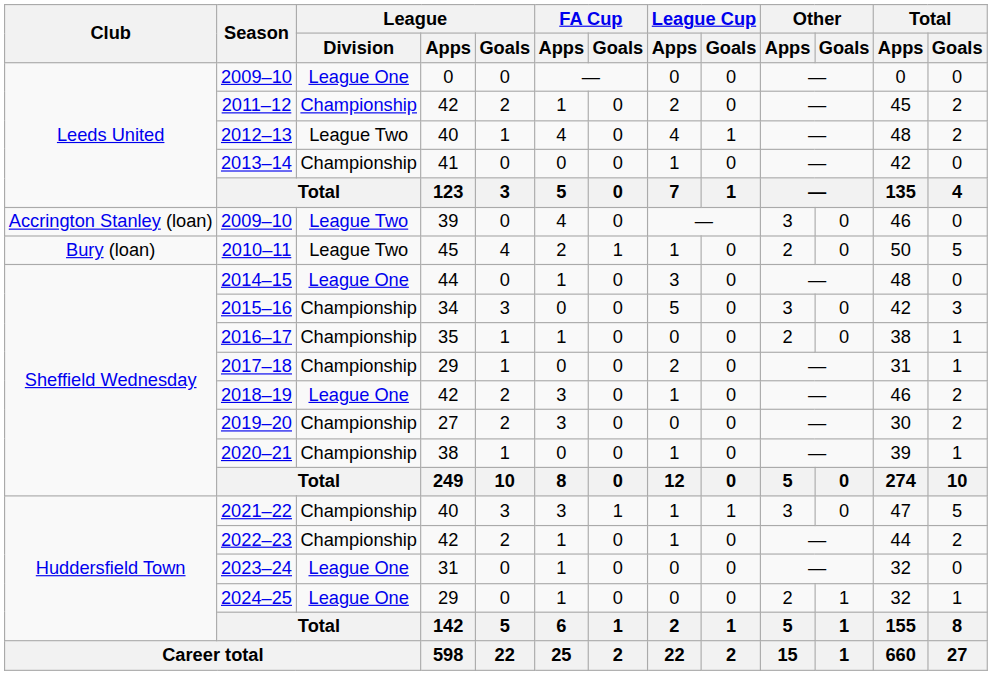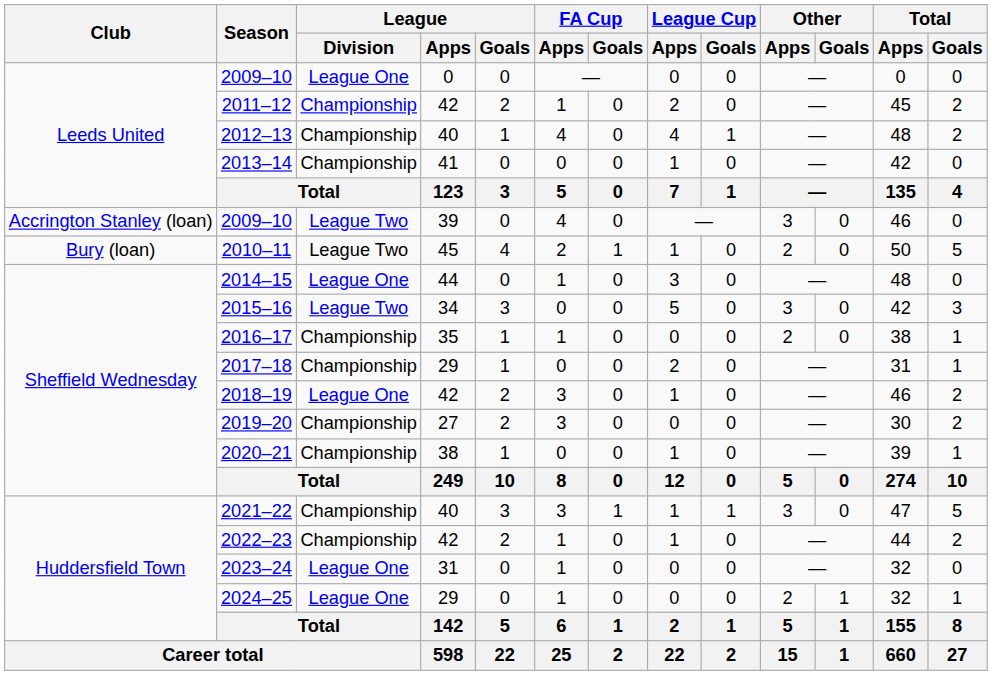(359, 134) League Two -> (359, 134) Championship
(359, 308) Championship -> (359, 308) League Two
